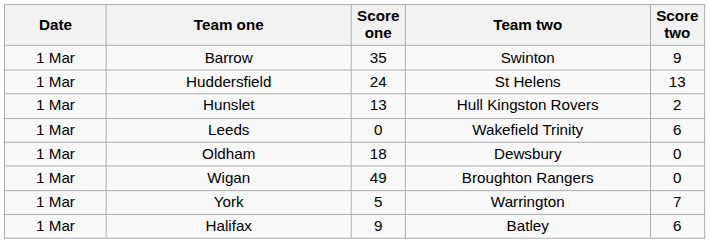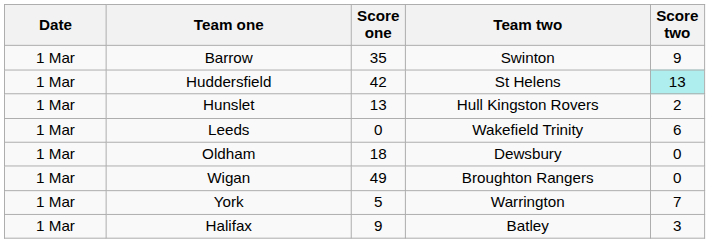(378, 81) 24 -> (378, 81) 42
(677, 81) no background -> (677, 81) paleturquoise background
(677, 226) 6 -> (677, 226) 3
